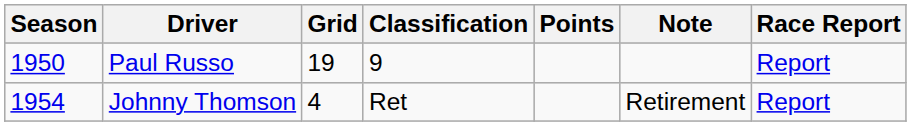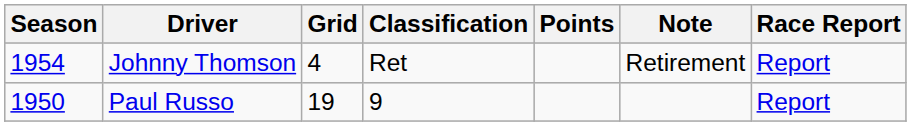rows swapped: (171, 62) <-> (202, 101)
